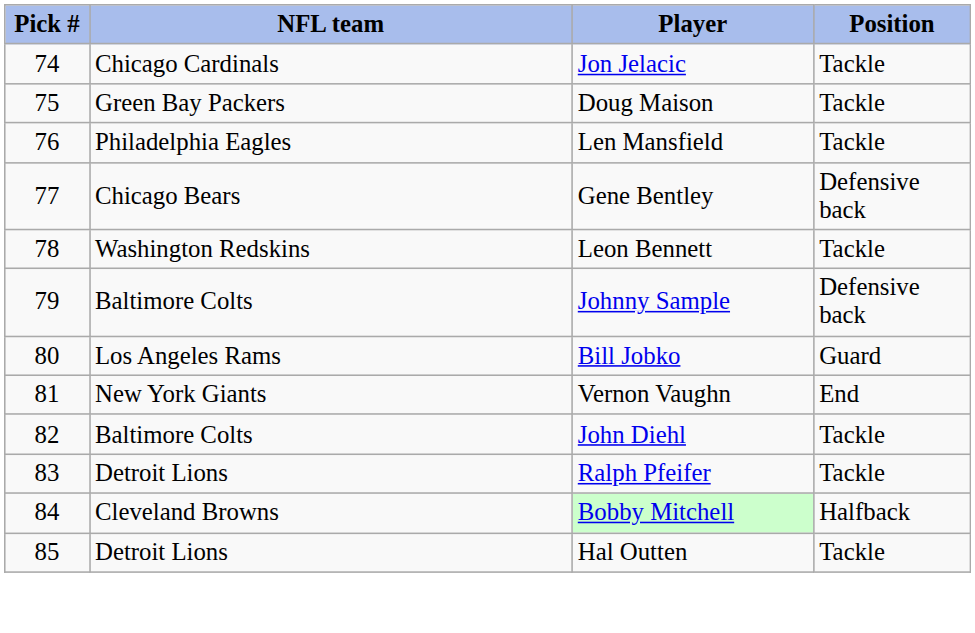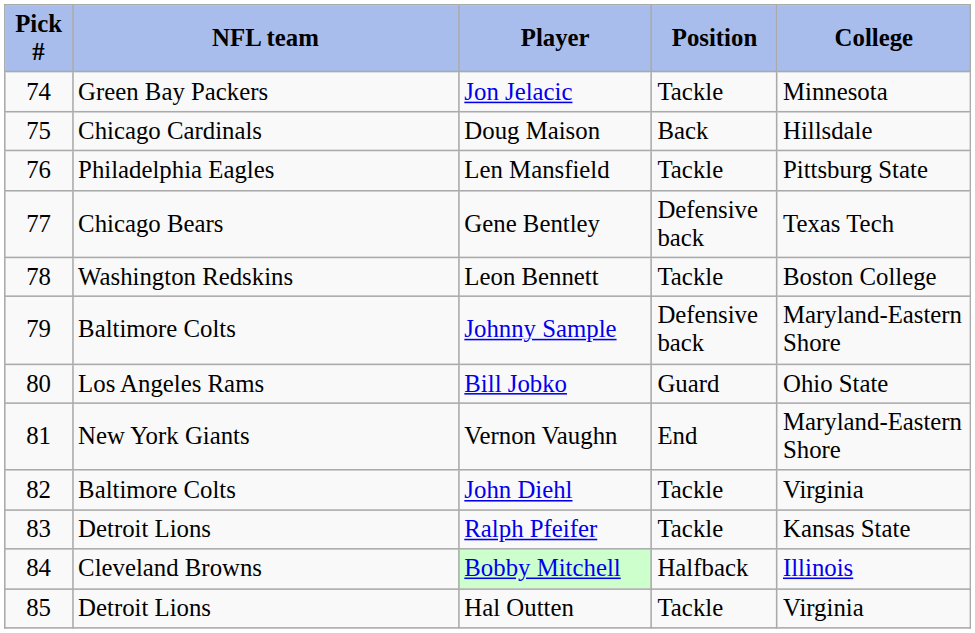+ column: (874, 38)
(187, 63) Chicago Cardinals -> (173, 91) Green Bay Packers
(190, 102) Green Bay Packers -> (170, 130) Chicago Cardinals
(852, 102) Tackle -> (683, 130) Back
